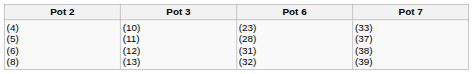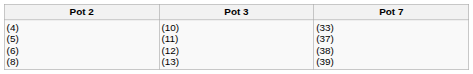- column: (295, 12)
